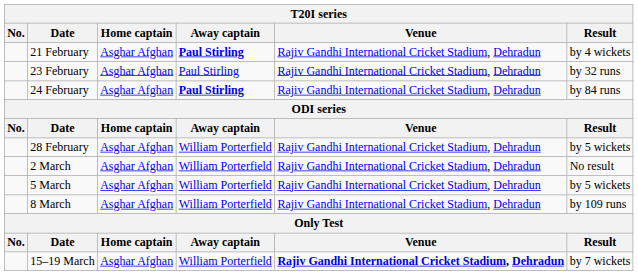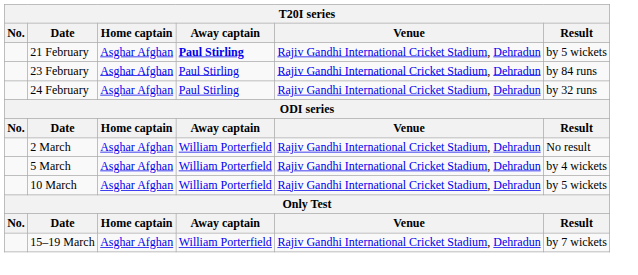(600, 52) by 4 wickets -> (577, 52) by 5 wickets
(595, 71) by 32 runs -> (572, 71) by 84 runs
(211, 90) bold -> (209, 90) normal
(595, 90) by 84 runs -> (572, 90) by 32 runs
- row: (60, 147)
(600, 185) by 5 wickets -> (577, 166) by 4 wickets
- row: (51, 204)
+ row: (54, 185)
(421, 261) bold -> (409, 242) normal
